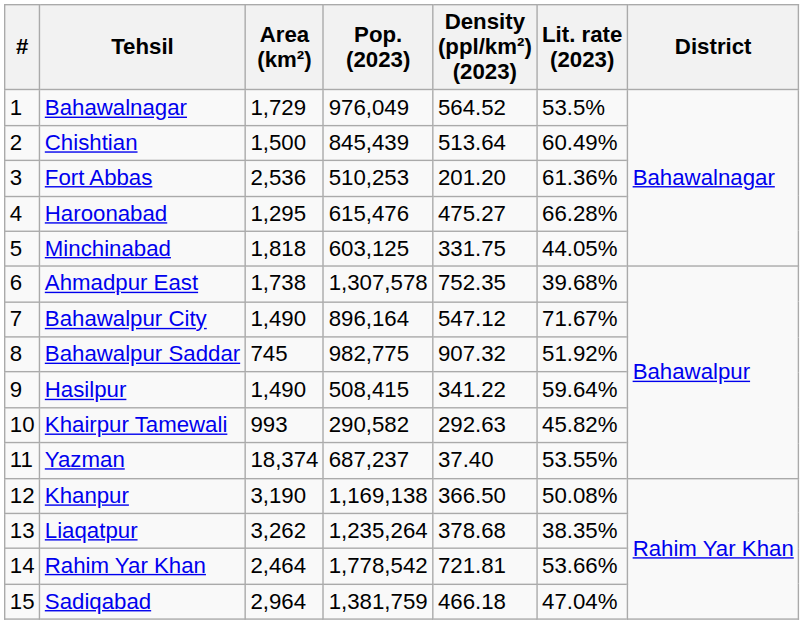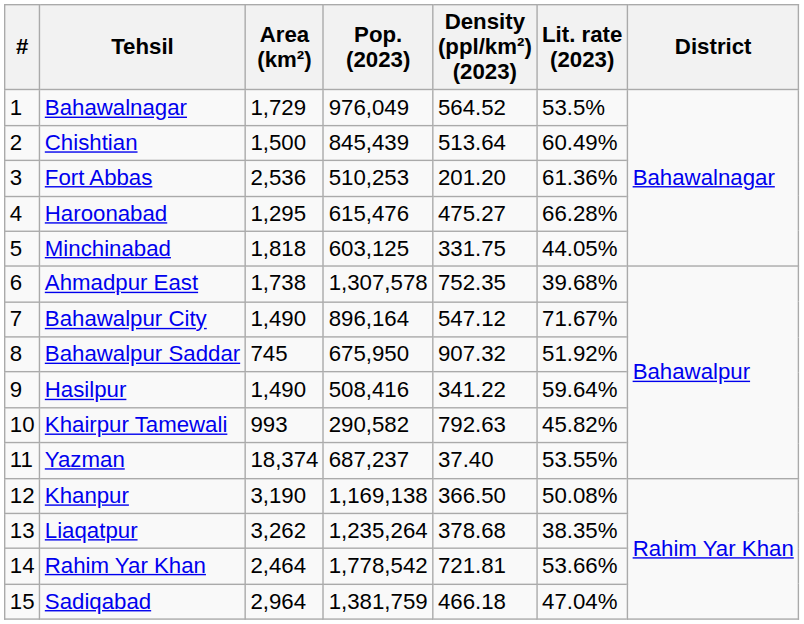(369, 354) 982,775 -> (369, 354) 675,950
(369, 389) 508,415 -> (369, 389) 508,416
(472, 424) 292.63 -> (472, 424) 792.63
